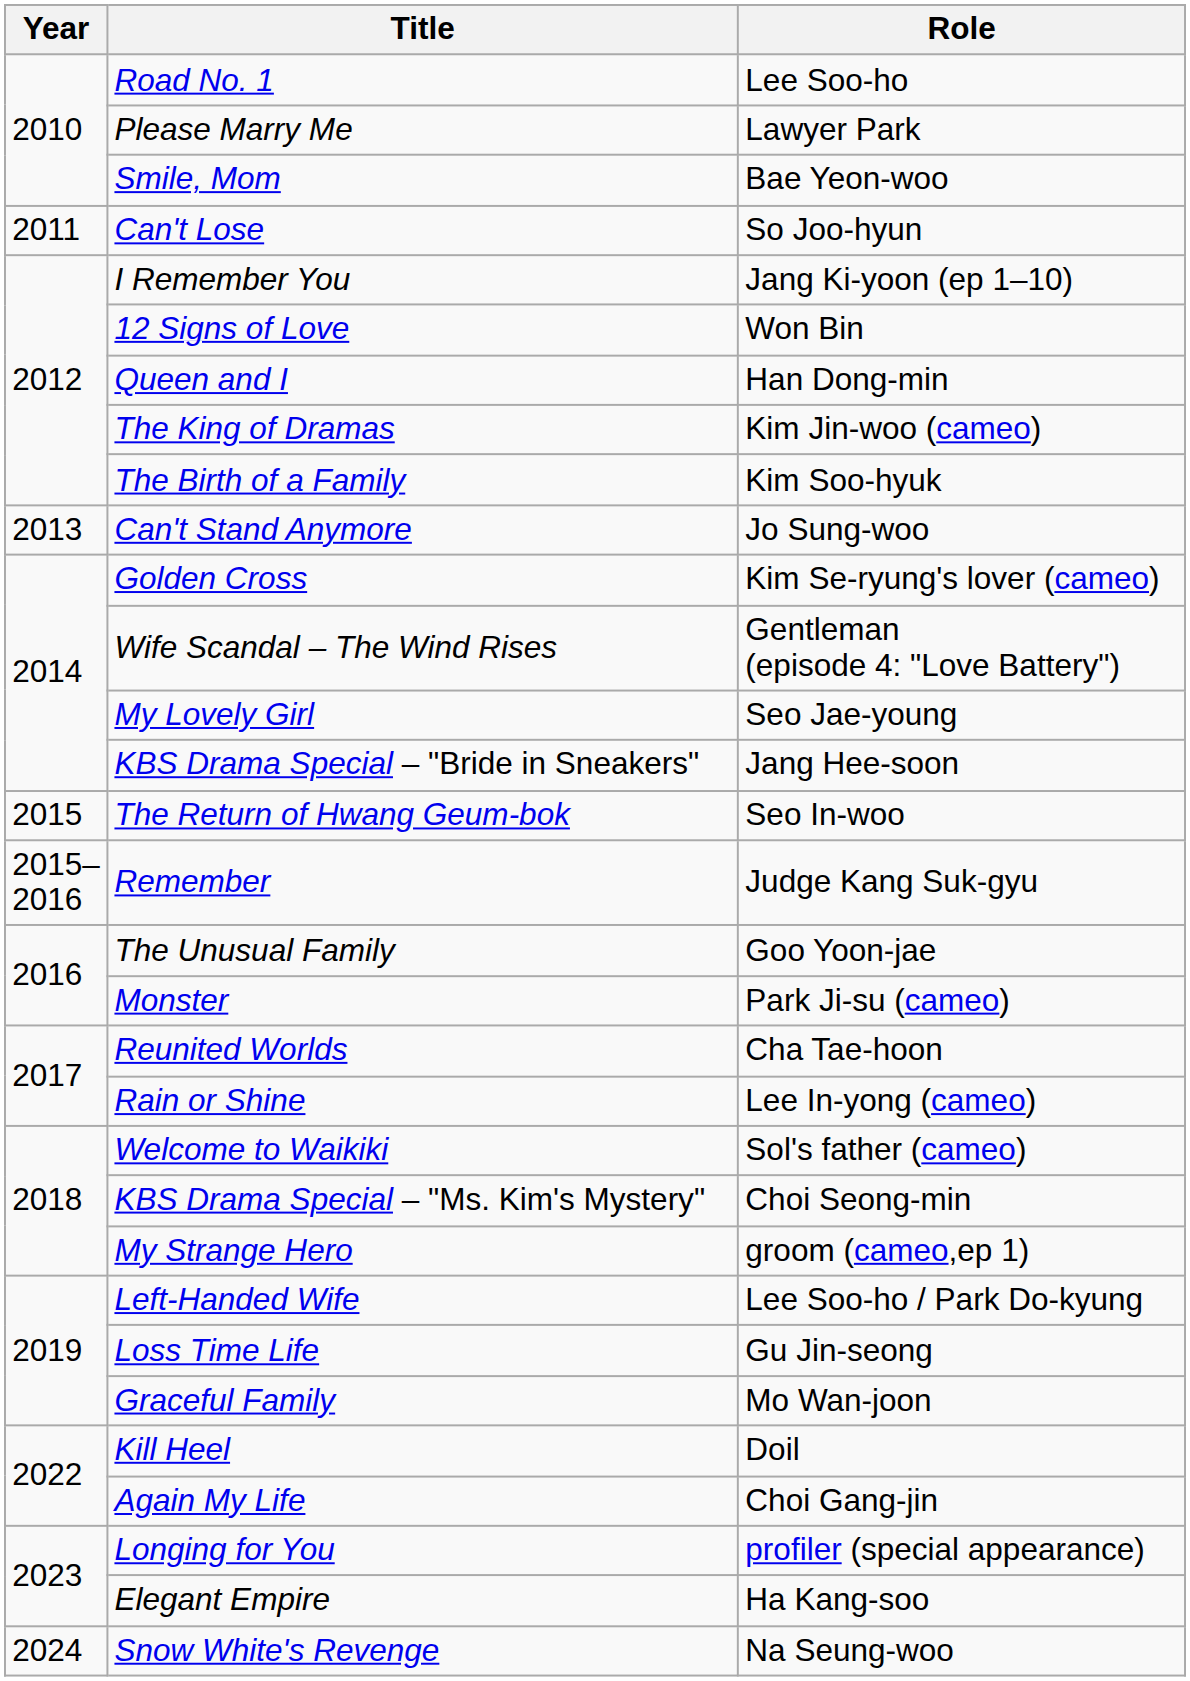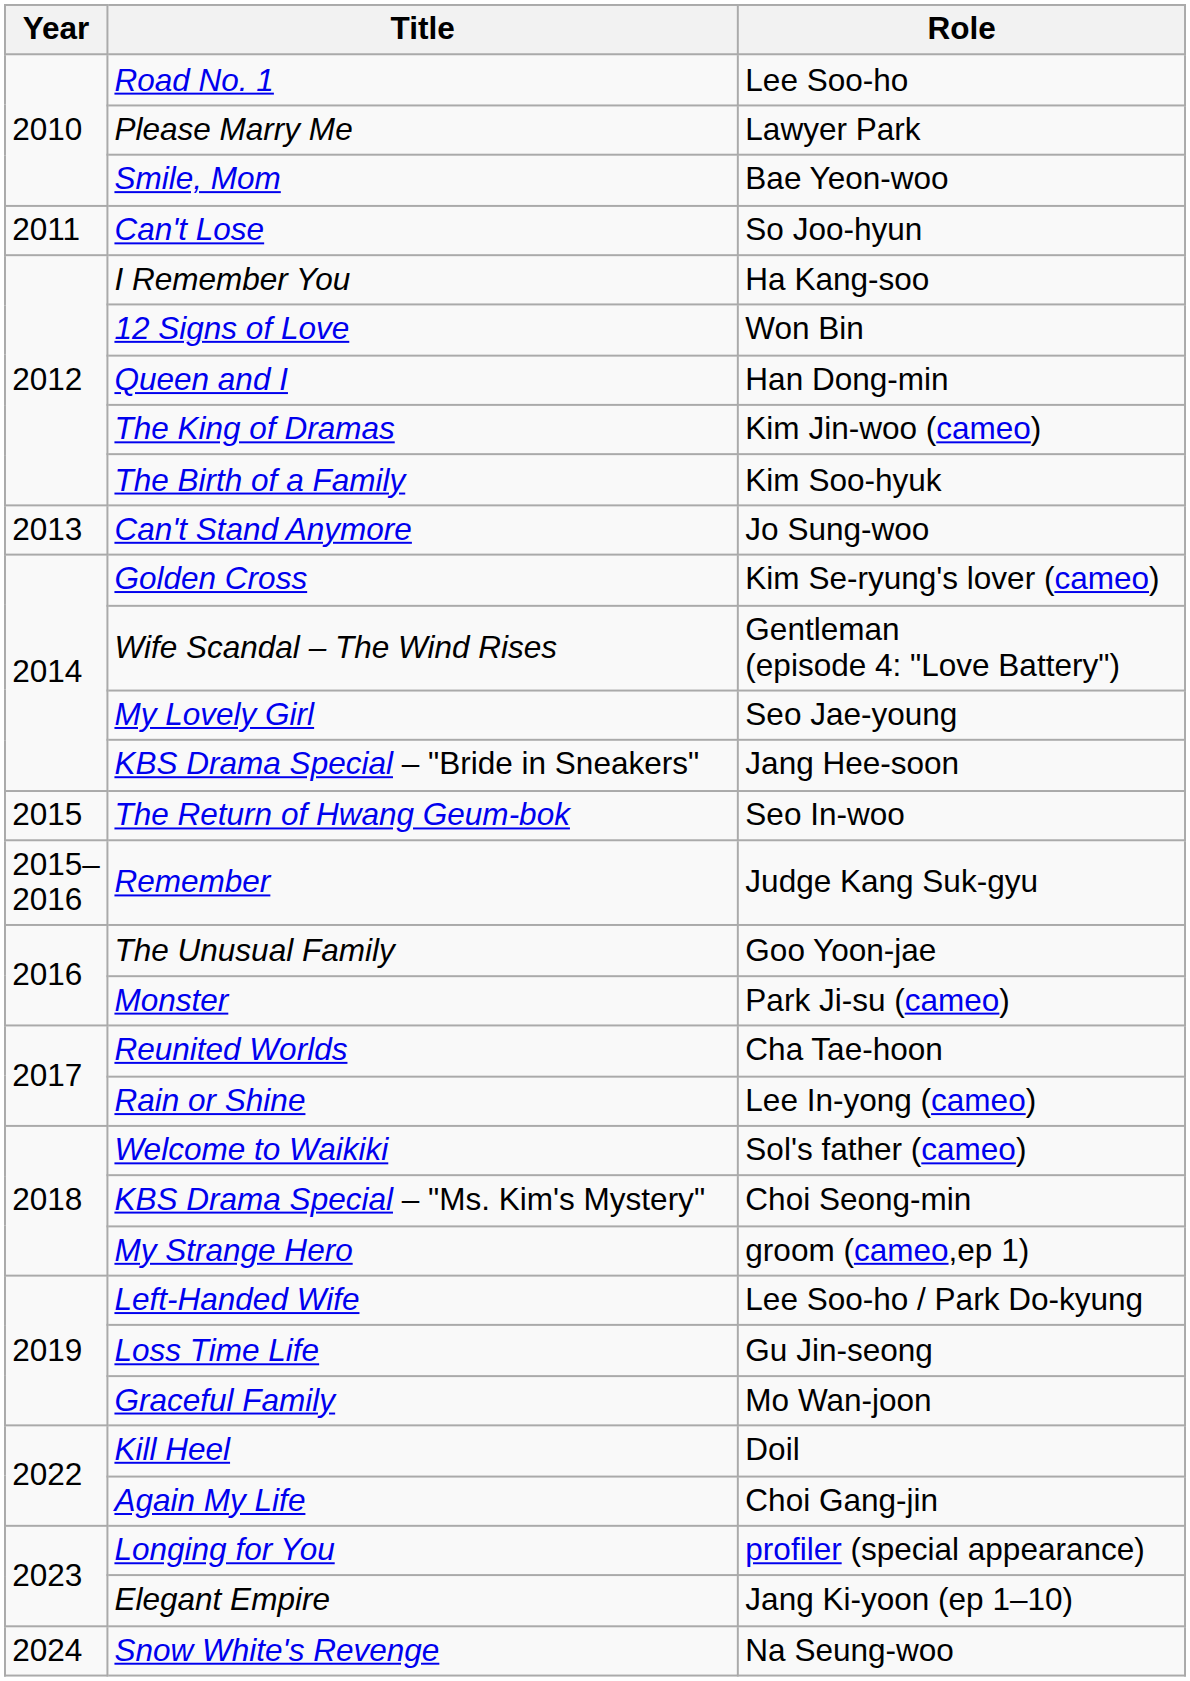(909, 279) Jang Ki-yoon (ep 1–10) -> (837, 279) Ha Kang-soo
(837, 1600) Ha Kang-soo -> (909, 1600) Jang Ki-yoon (ep 1–10)
